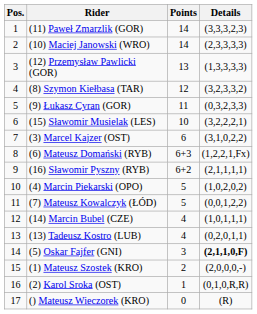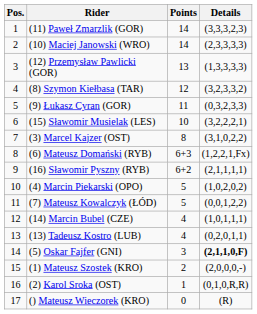(183, 138) 6 -> (183, 138) 8
